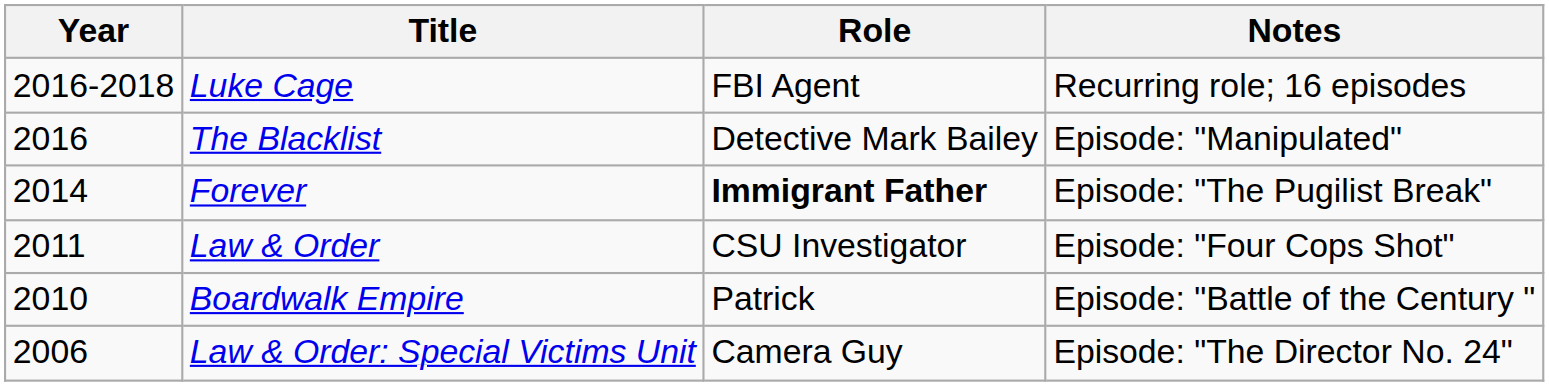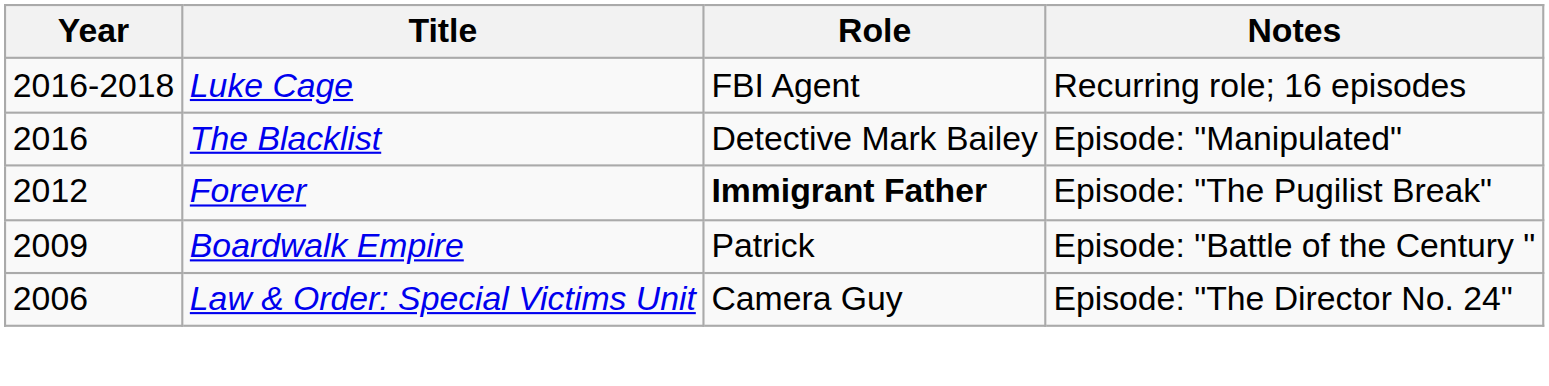(50, 191) 2014 -> (50, 191) 2012
- row: (285, 245)
(50, 298) 2010 -> (50, 245) 2009
